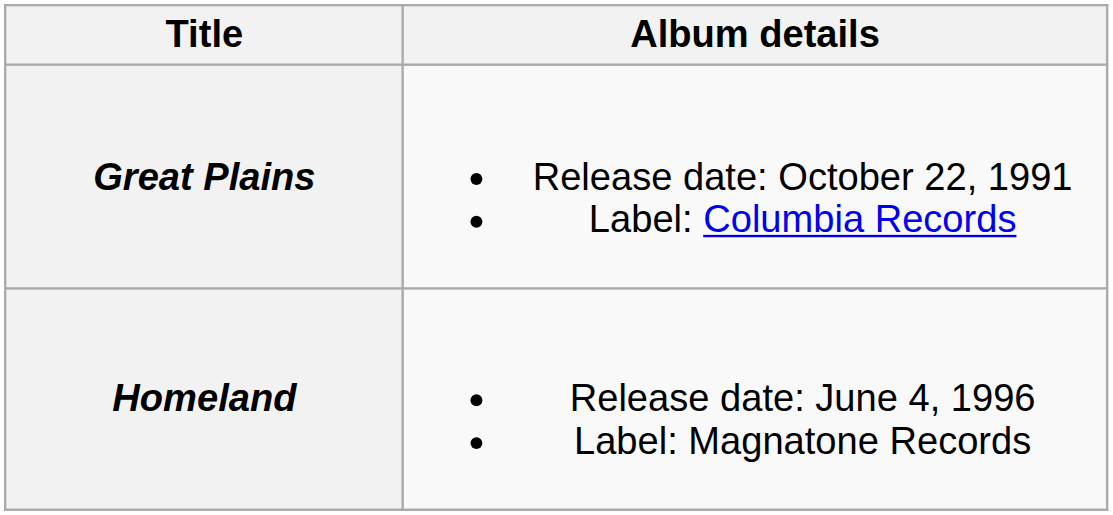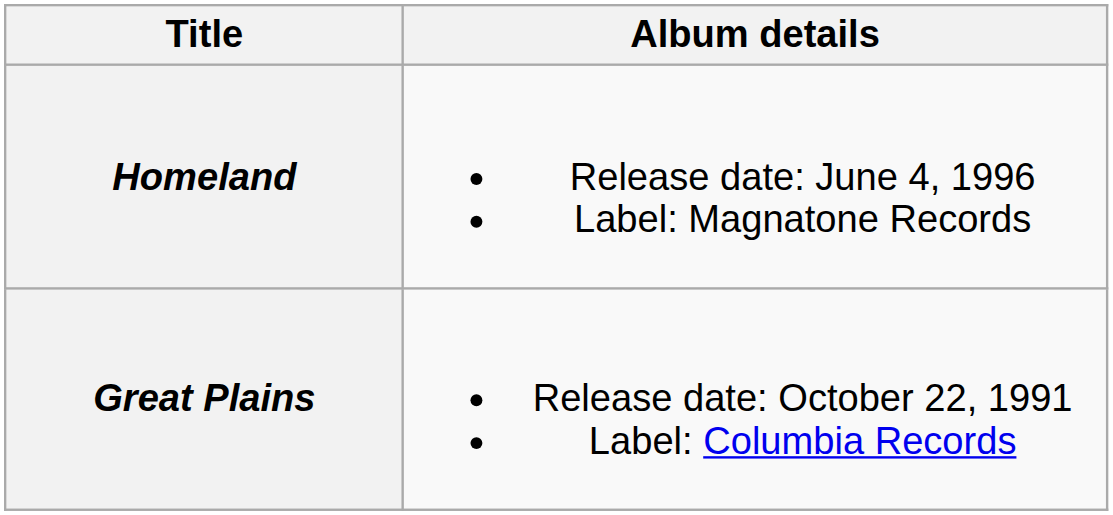rows swapped: (204, 176) <-> (204, 398)
